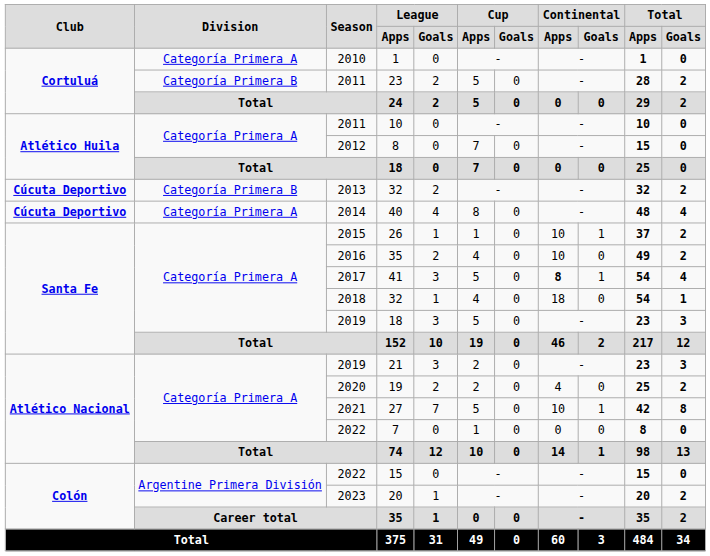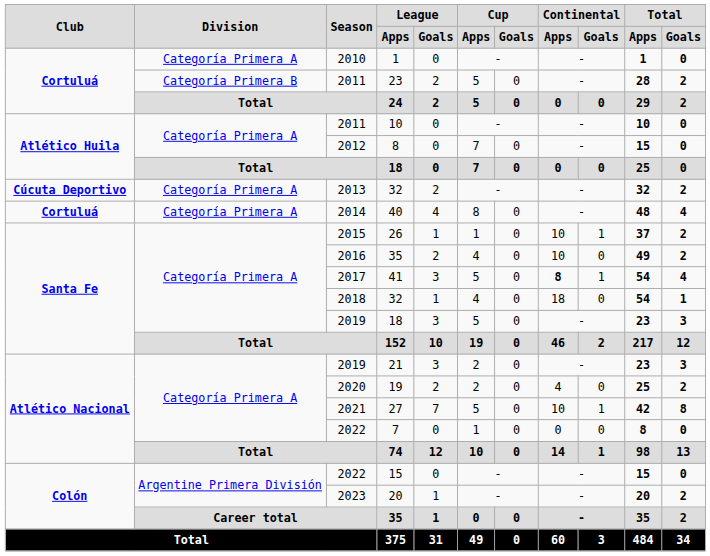(230, 190) Categoría Primera B -> (230, 190) Categoría Primera A
(70, 212) Cúcuta Deportivo -> (70, 212) Cortuluá
